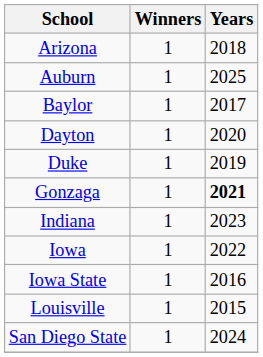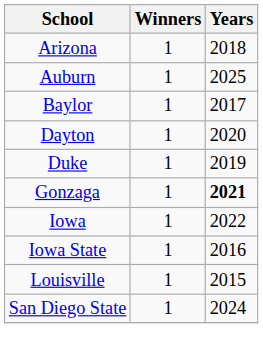- row: (68, 221)
